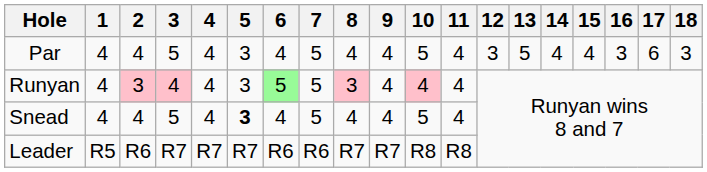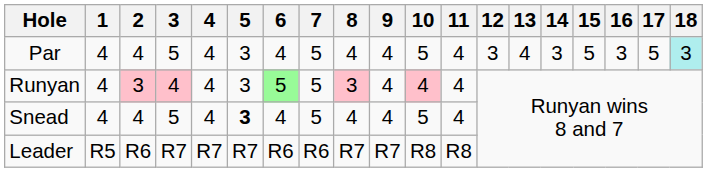(525, 53) 5 -> (525, 53) 4
(557, 53) 4 -> (557, 53) 3
(589, 53) 4 -> (589, 53) 5
(654, 53) 6 -> (654, 53) 5
(686, 53) no background -> (686, 53) paleturquoise background
